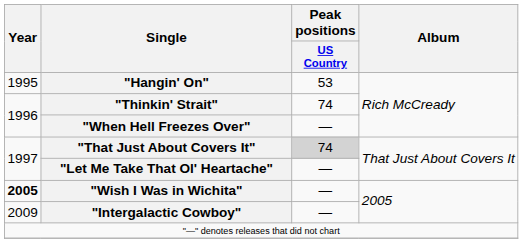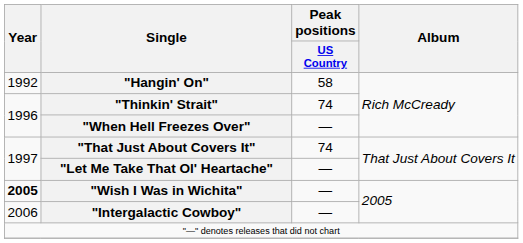(23, 83) 1995 -> (23, 83) 1992
(325, 83) 53 -> (325, 83) 58
(325, 147) lightgrey background -> (325, 147) no background
(23, 212) 2009 -> (23, 212) 2006
